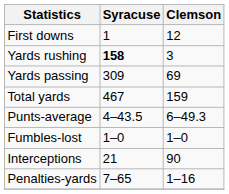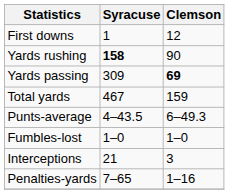(170, 55) 3 -> (174, 55) 90
(174, 76) normal -> (174, 76) bold
(174, 158) 90 -> (170, 158) 3
